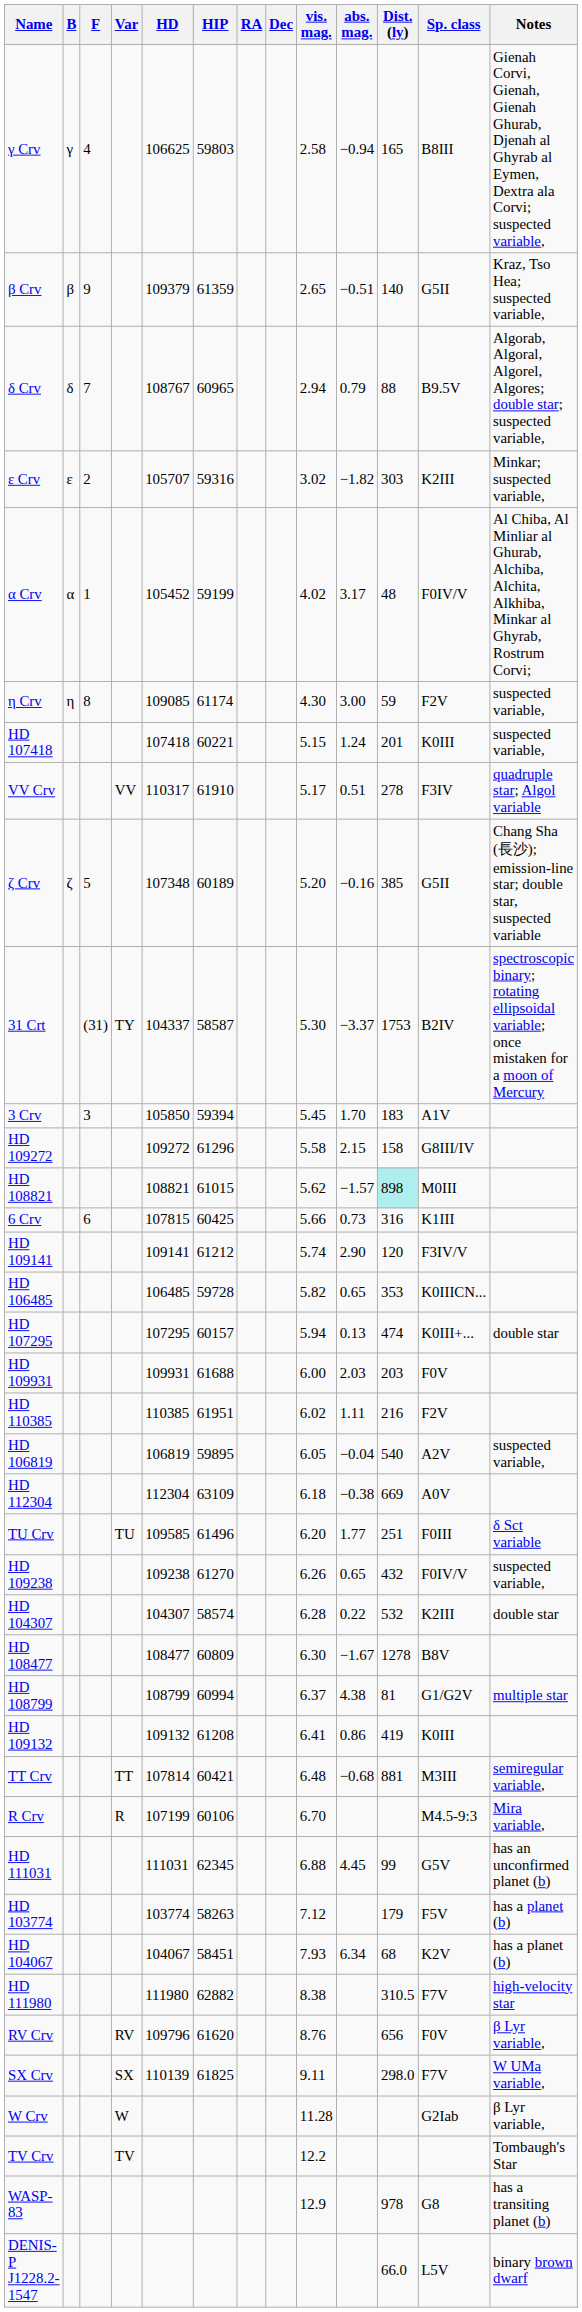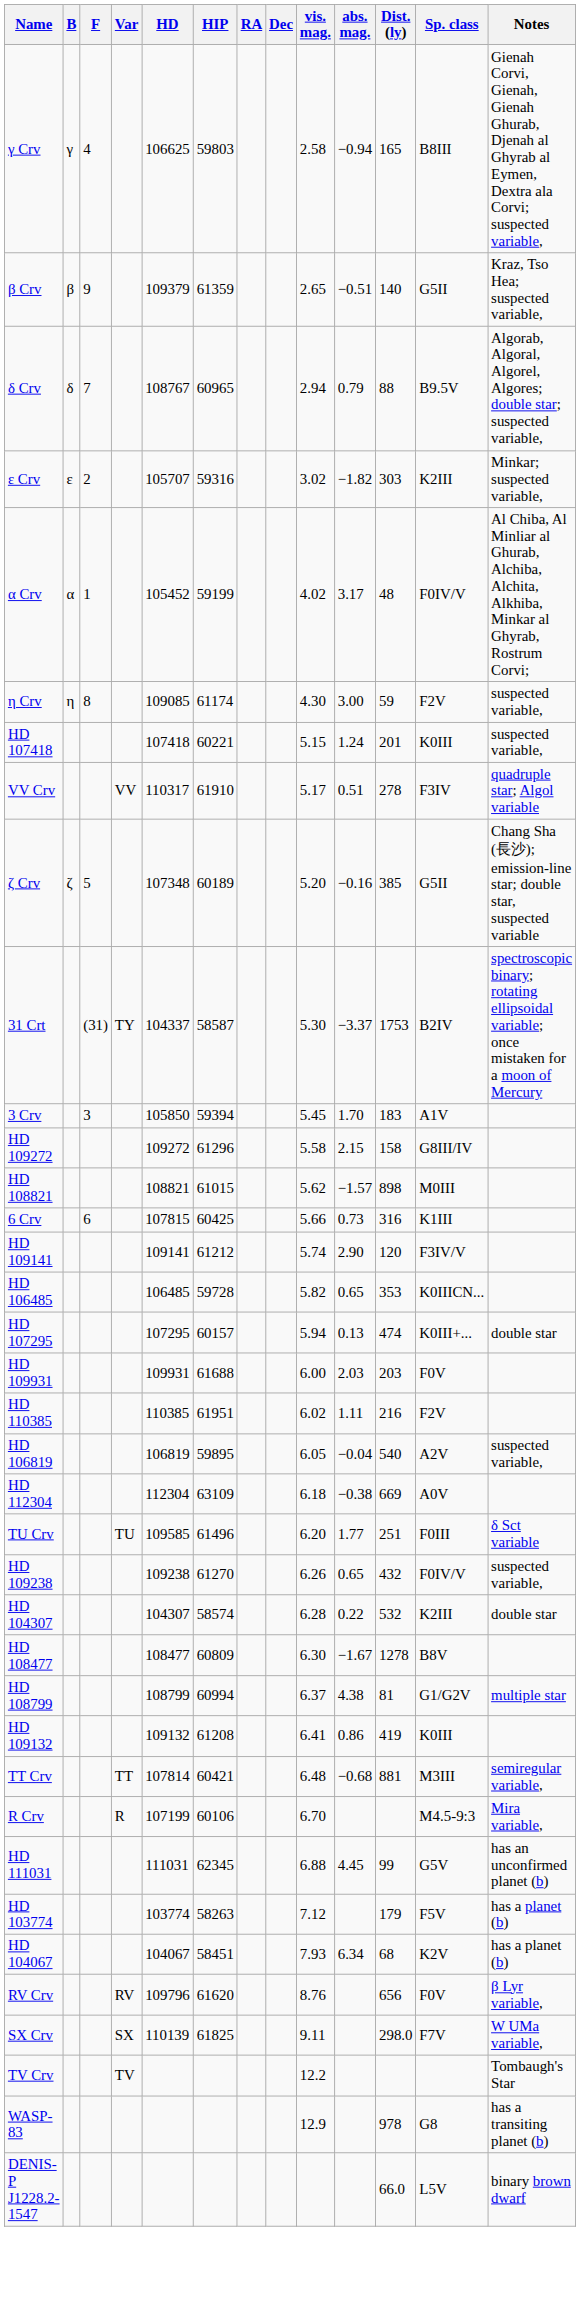(392, 1187) paleturquoise background -> (390, 1187) no background
- row: (30, 1994)
- row: (28, 2115)
